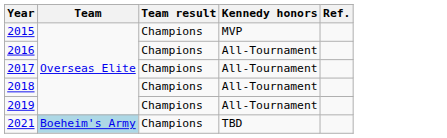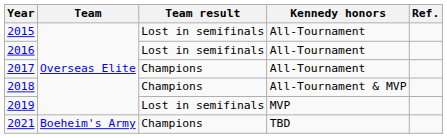(172, 32) Champions -> (203, 32) Lost in semifinals
(232, 32) MVP -> (318, 32) All-Tournament
(172, 51) Champions -> (203, 51) Lost in semifinals
(270, 87) All-Tournament -> (338, 87) All-Tournament & MVP
(172, 106) Champions -> (203, 106) Lost in semifinals
(270, 106) All-Tournament -> (280, 106) MVP
(88, 124) lightblue background -> (88, 124) no background
